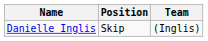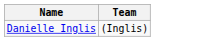- column: (124, 12)
